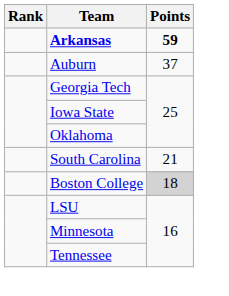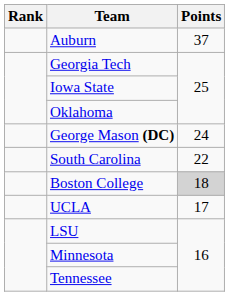- row: (80, 40)
+ row: (112, 135)
(170, 159) 21 -> (201, 159) 22
+ row: (70, 207)
